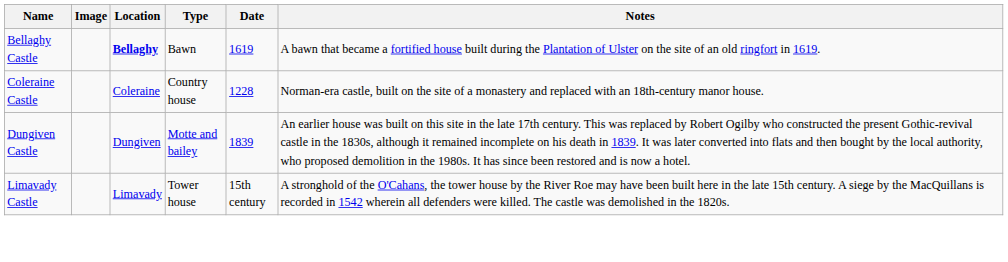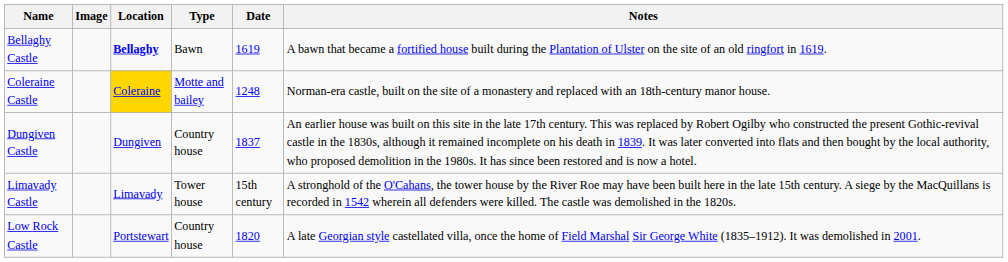(136, 91) no background -> (137, 91) gold background
(188, 91) Country house -> (199, 91) Motte and bailey
(241, 91) 1228 -> (248, 91) 1248
(192, 142) Motte and bailey -> (194, 142) Country house
(241, 142) 1839 -> (248, 142) 1837
+ row: (33, 236)
